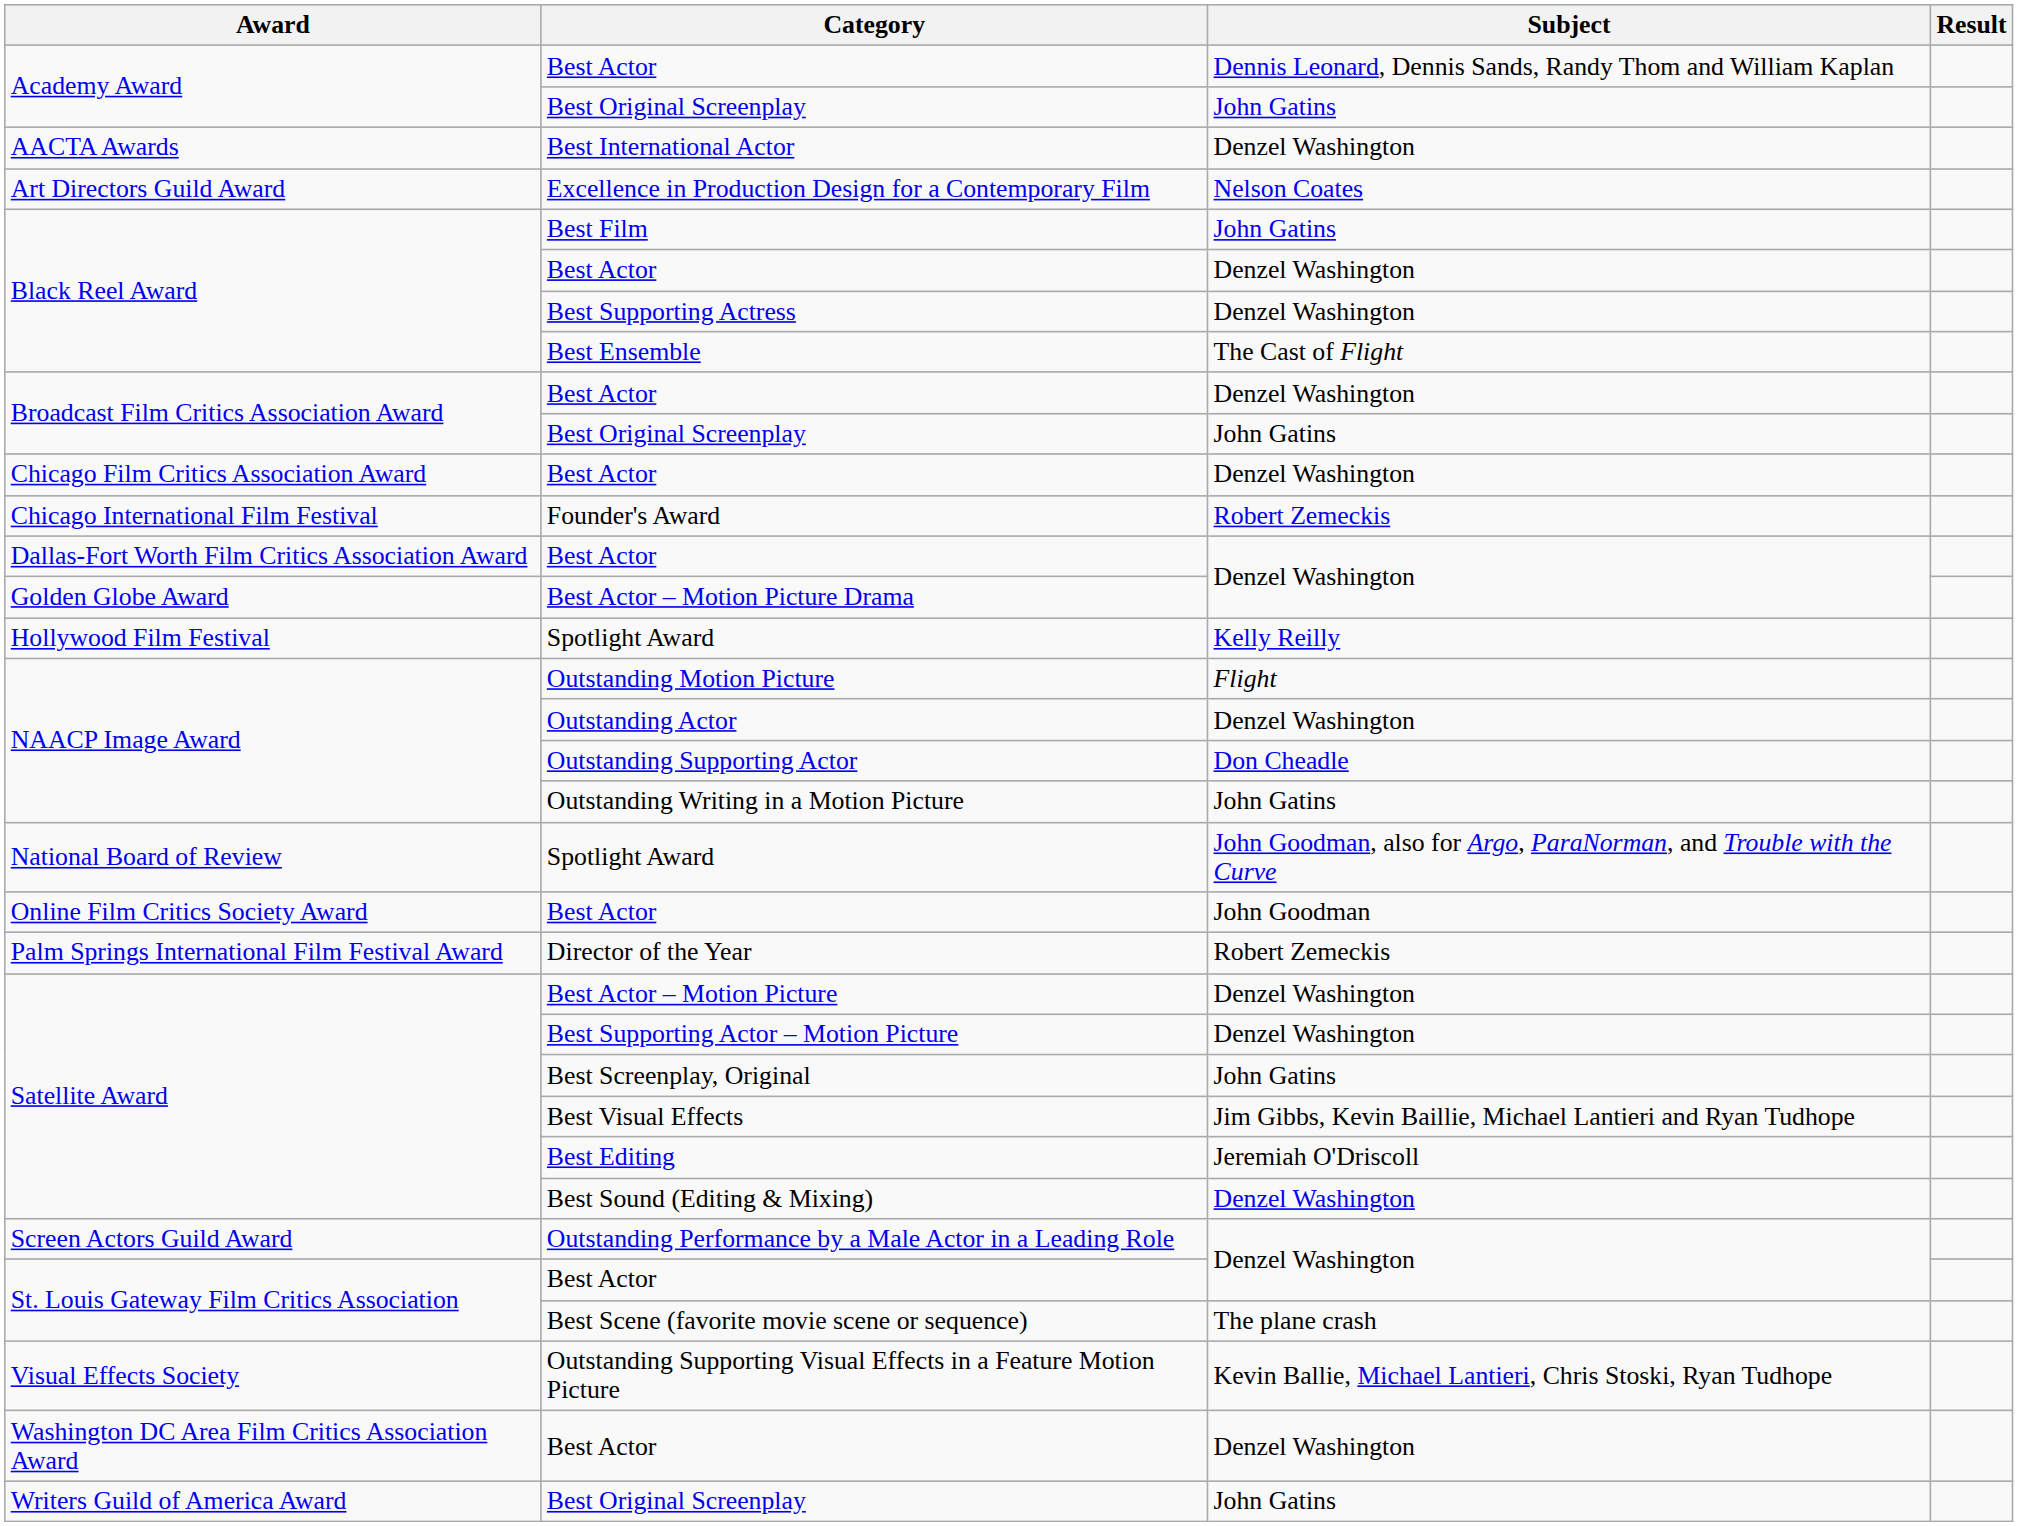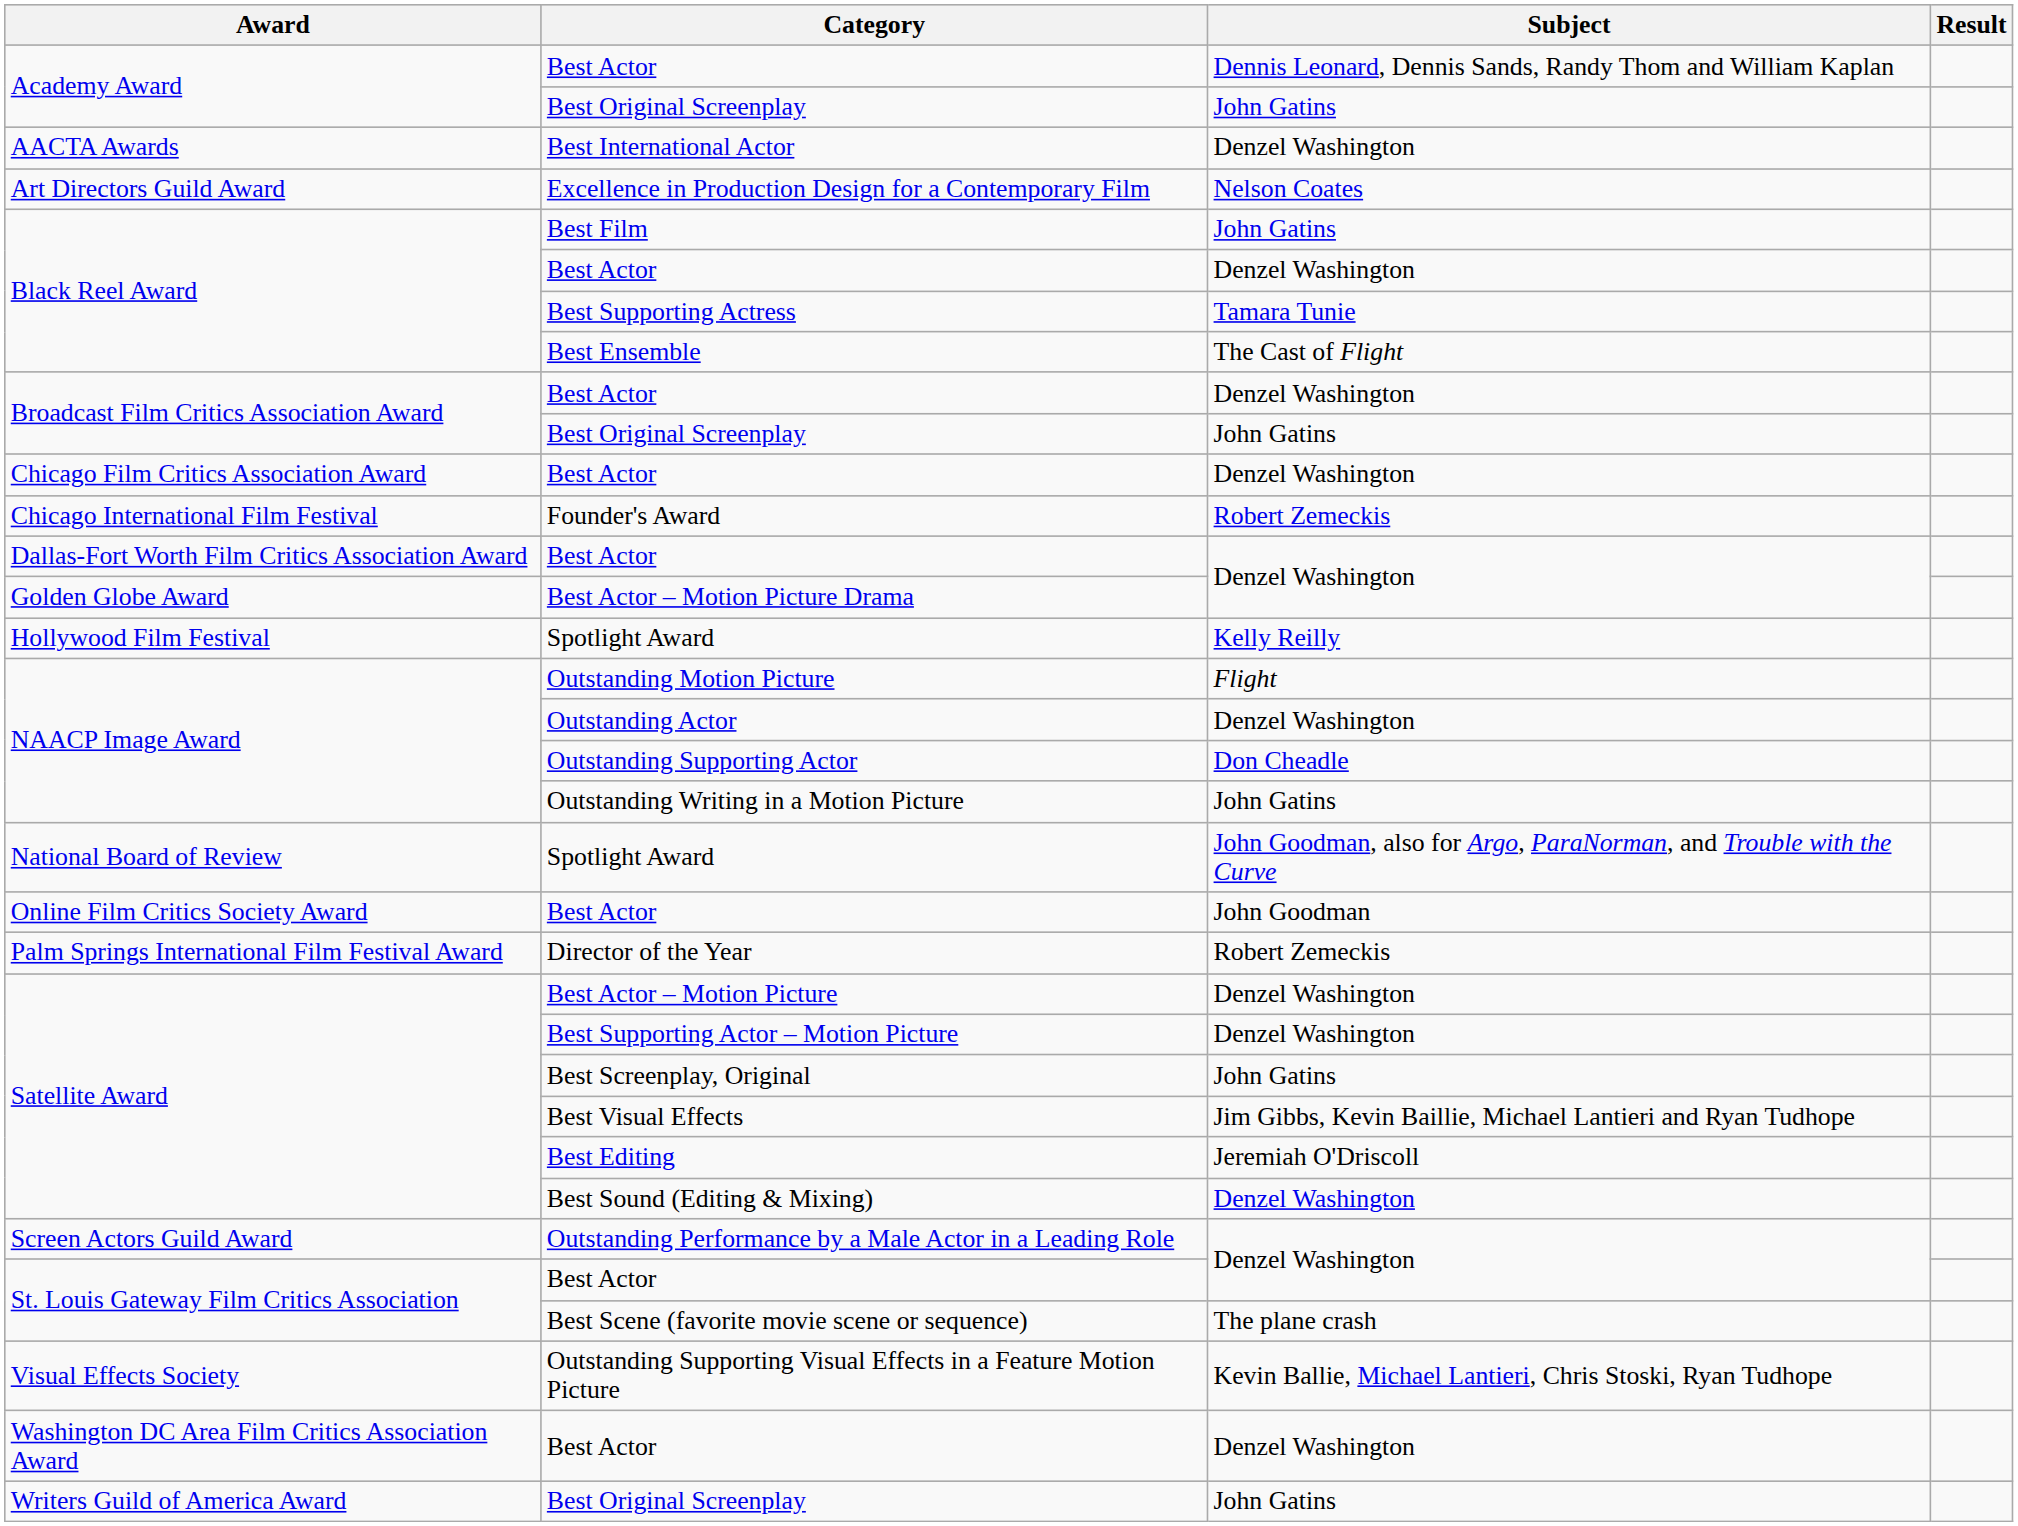(1314, 310) Denzel Washington -> (1285, 310) Tamara Tunie
